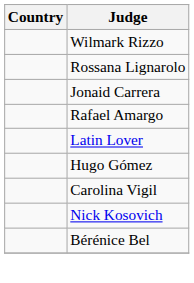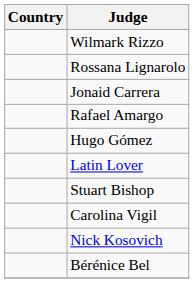rows swapped: (111, 165) <-> (107, 140)
+ row: (112, 190)
